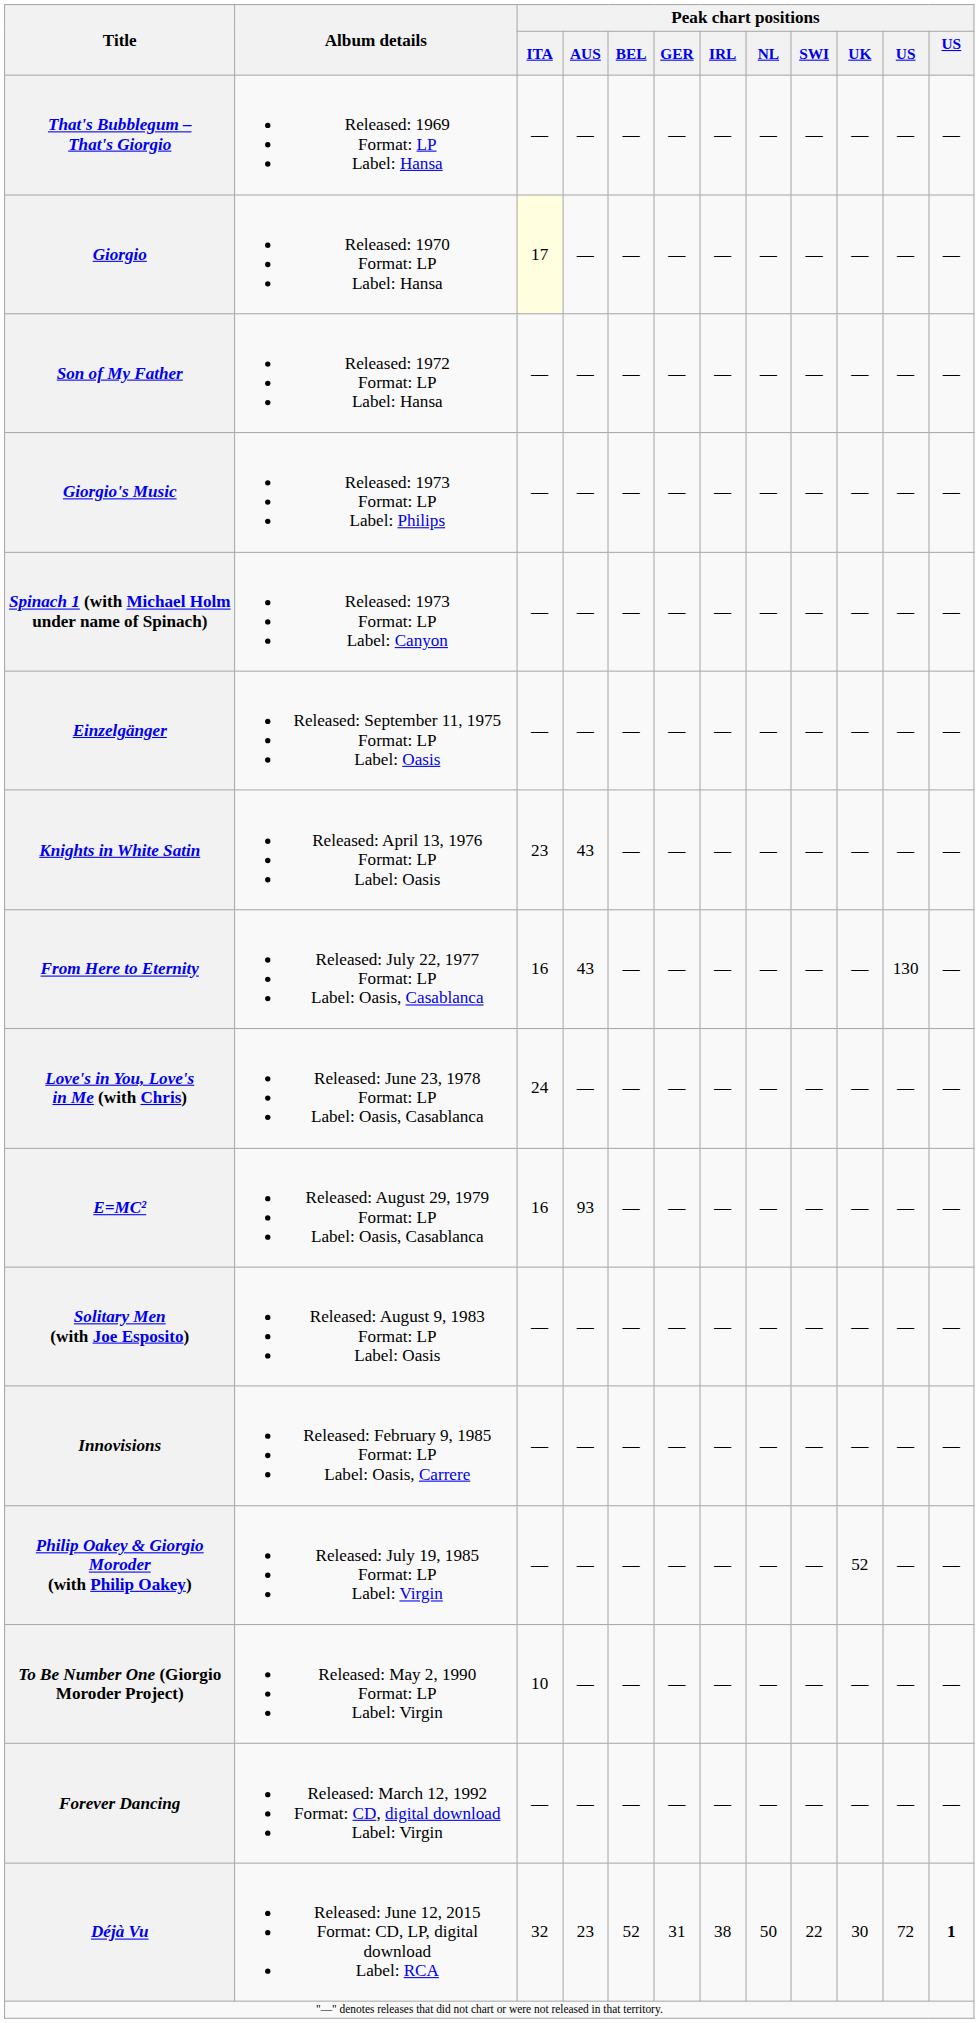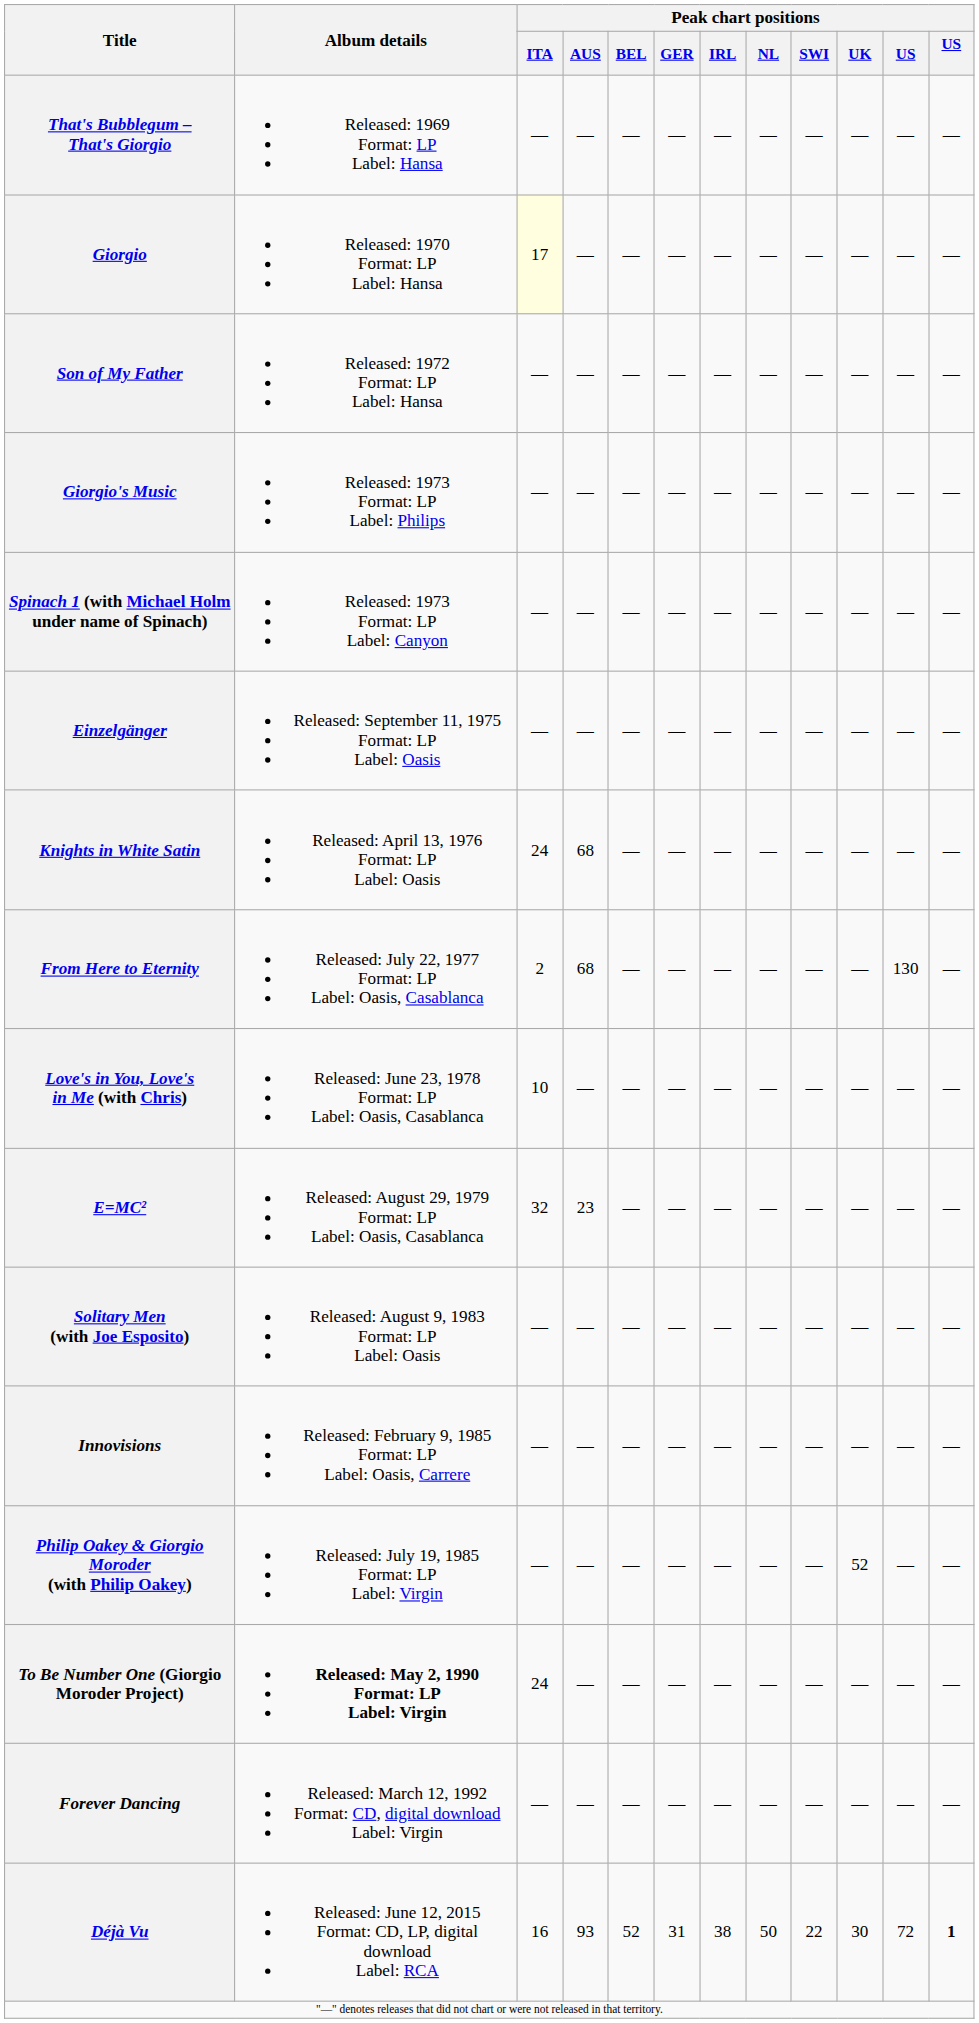(540, 849) 23 -> (540, 849) 24
(585, 849) 43 -> (585, 849) 68
(540, 969) 16 -> (540, 969) 2
(585, 969) 43 -> (585, 969) 68
(540, 1088) 24 -> (540, 1088) 10
(540, 1207) 16 -> (540, 1207) 32
(585, 1207) 93 -> (585, 1207) 23
(376, 1694) normal -> (376, 1694) bold
(540, 1684) 10 -> (540, 1684) 24
(540, 1932) 32 -> (540, 1932) 16
(585, 1932) 23 -> (585, 1932) 93
